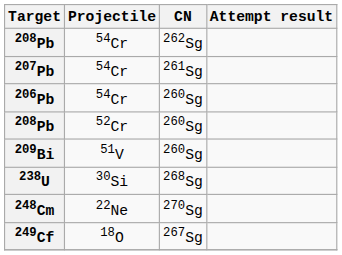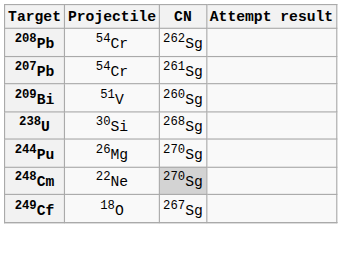- row: (35, 98)
- row: (35, 125)
+ row: (35, 153)
(183, 209) no background -> (183, 181) lightgrey background
